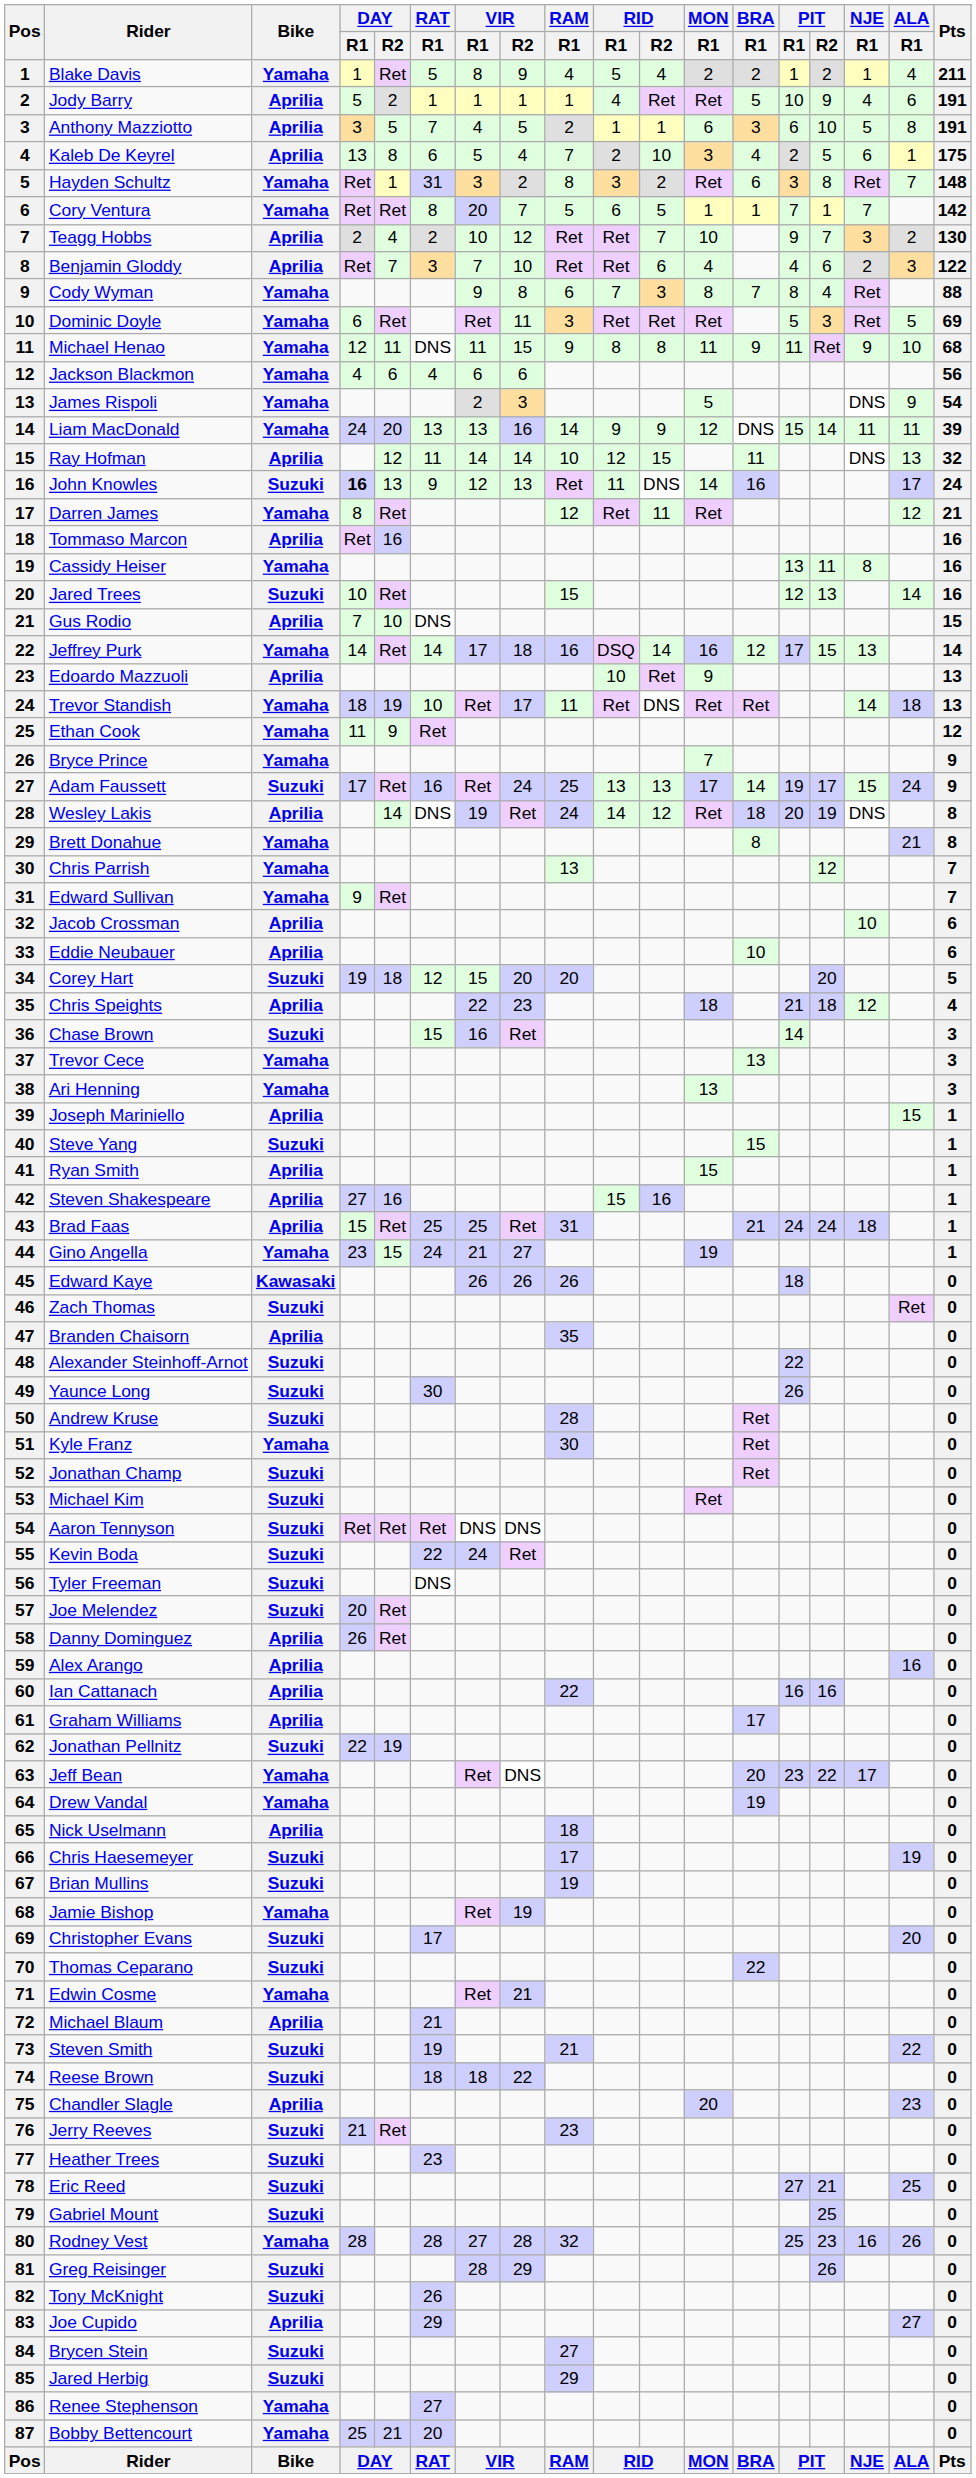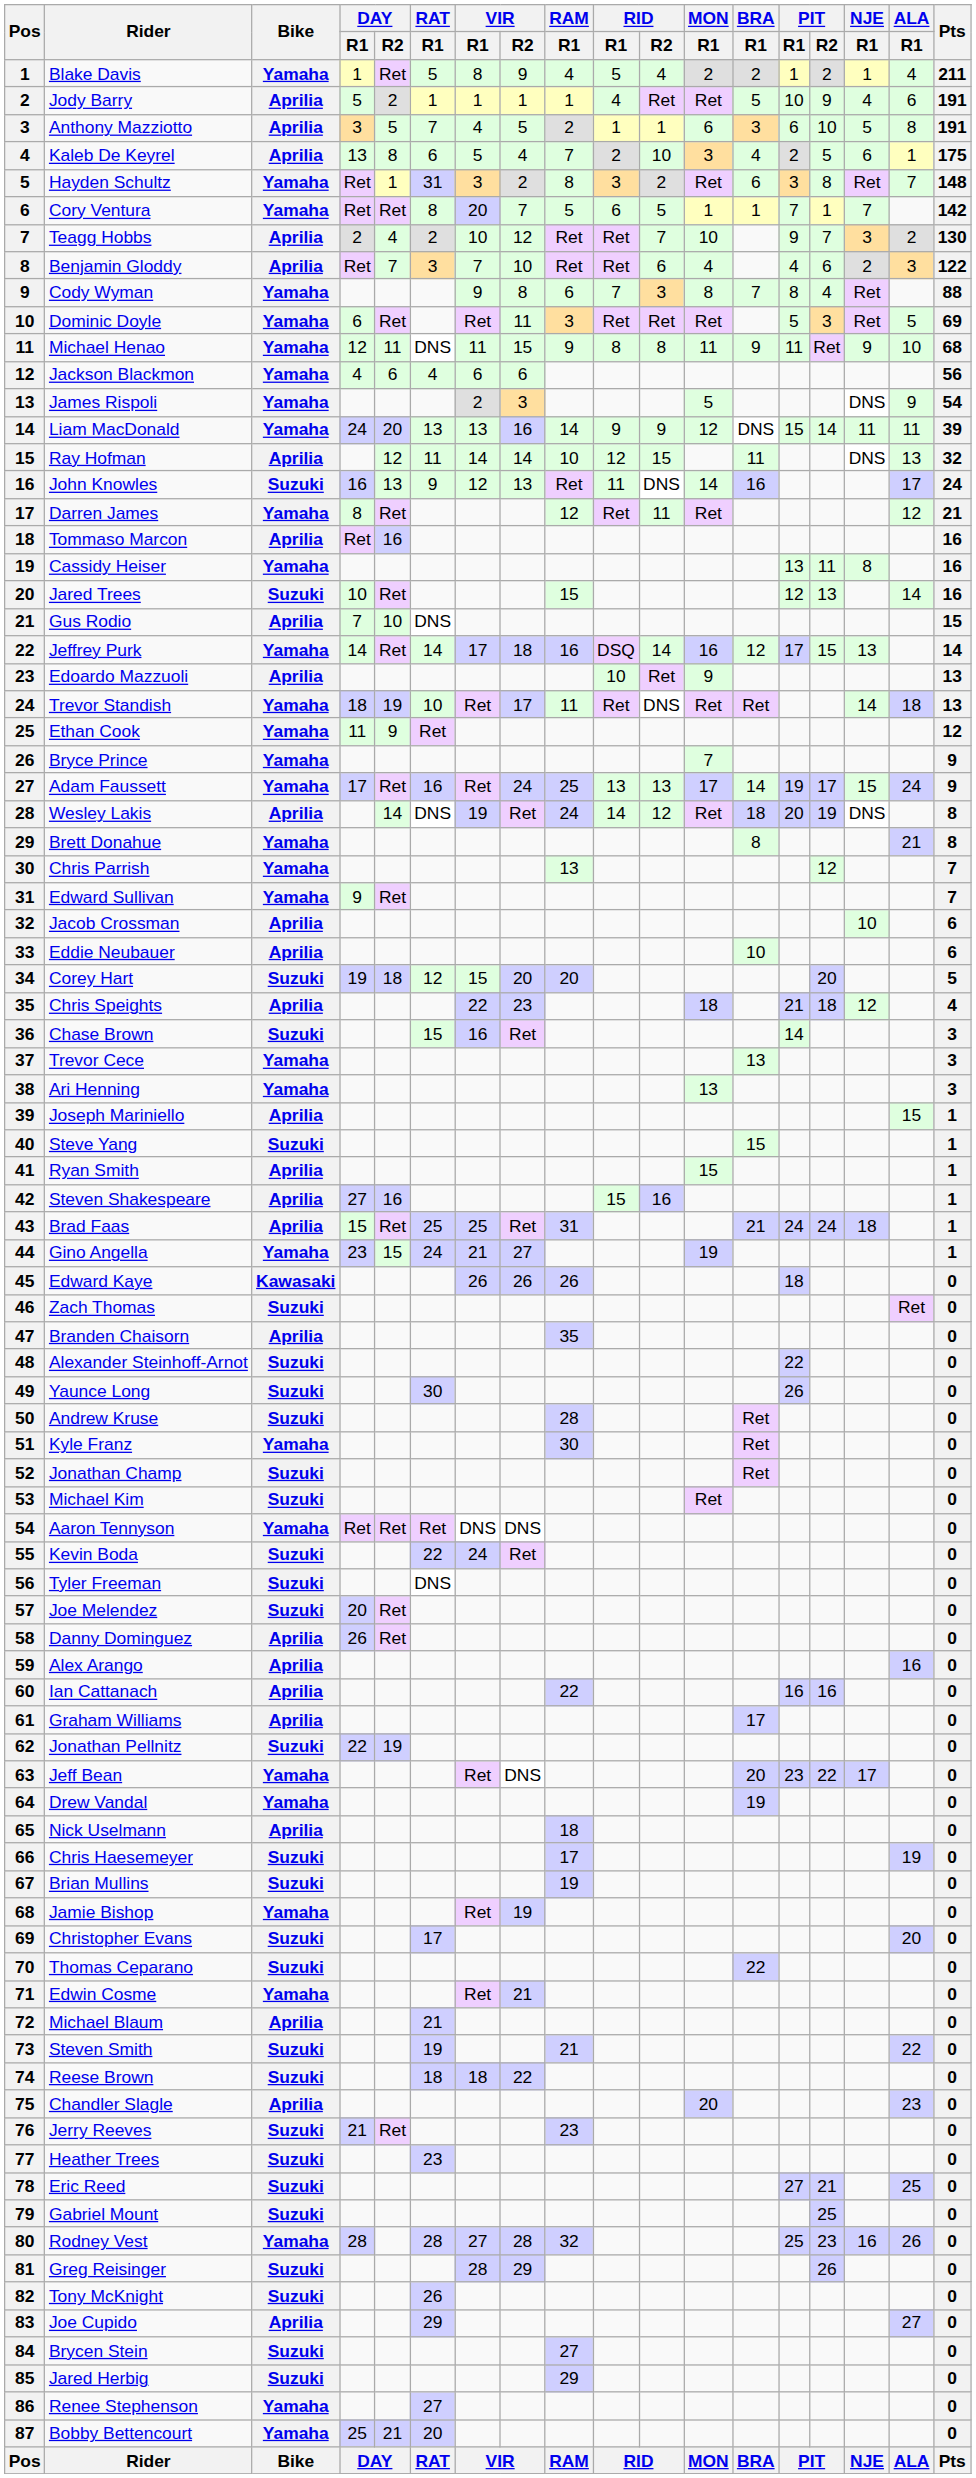(357, 484) bold -> (357, 484) normal
(296, 786) Suzuki -> (296, 786) Yamaha
(296, 1527) Suzuki -> (296, 1527) Yamaha
